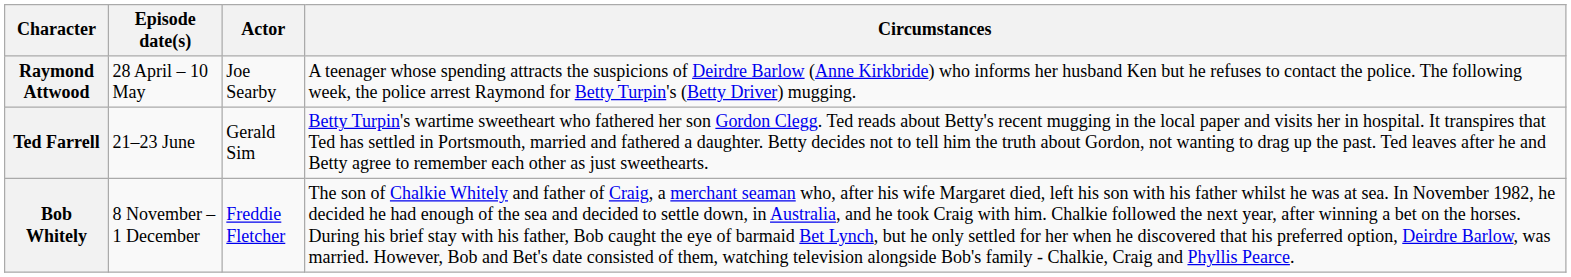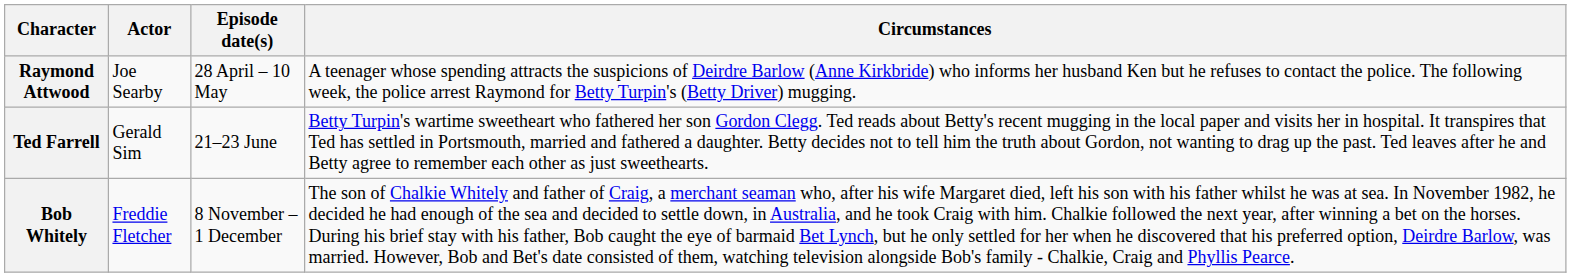columns swapped: (165, 30) <-> (263, 30)
